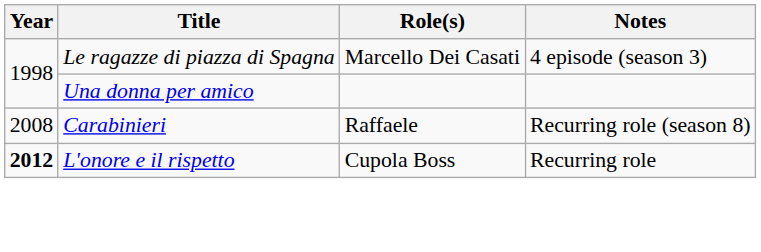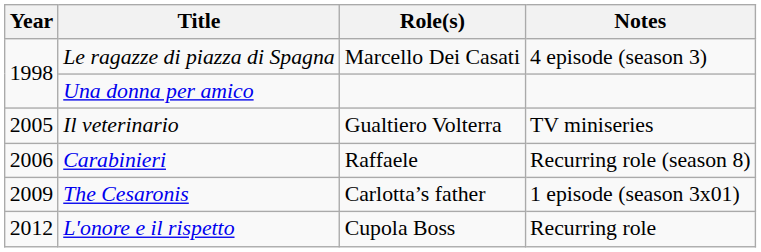+ row: (121, 125)
(31, 125) 2008 -> (31, 159) 2006
+ row: (126, 194)
(31, 159) bold -> (31, 228) normal
